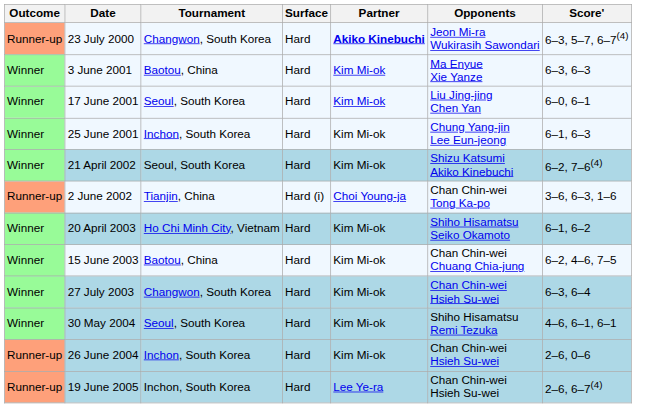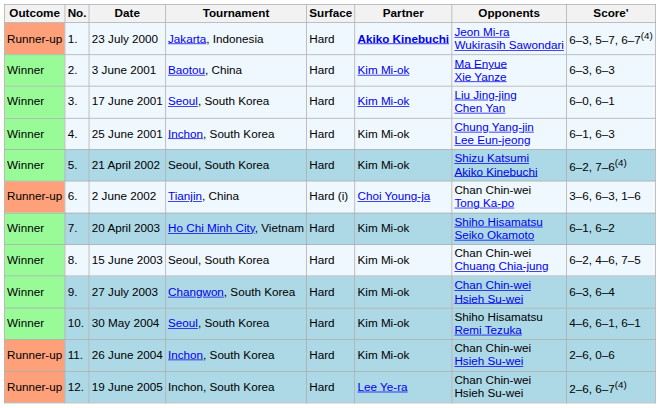+ column: (77, 13)
(207, 38) Changwon, South Korea -> (216, 38) Jakarta, Indonesia
(181, 260) Baotou, China -> (219, 260) Seoul, South Korea
